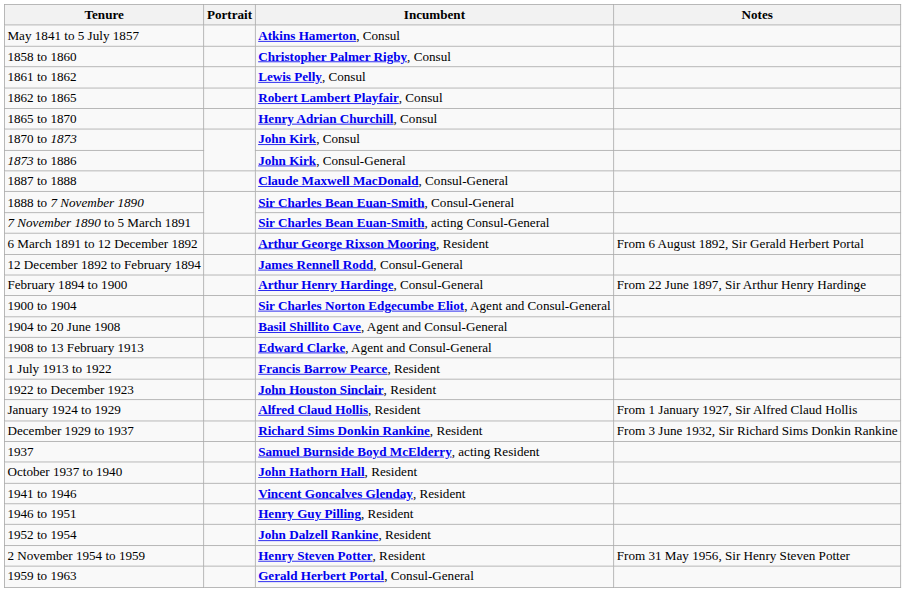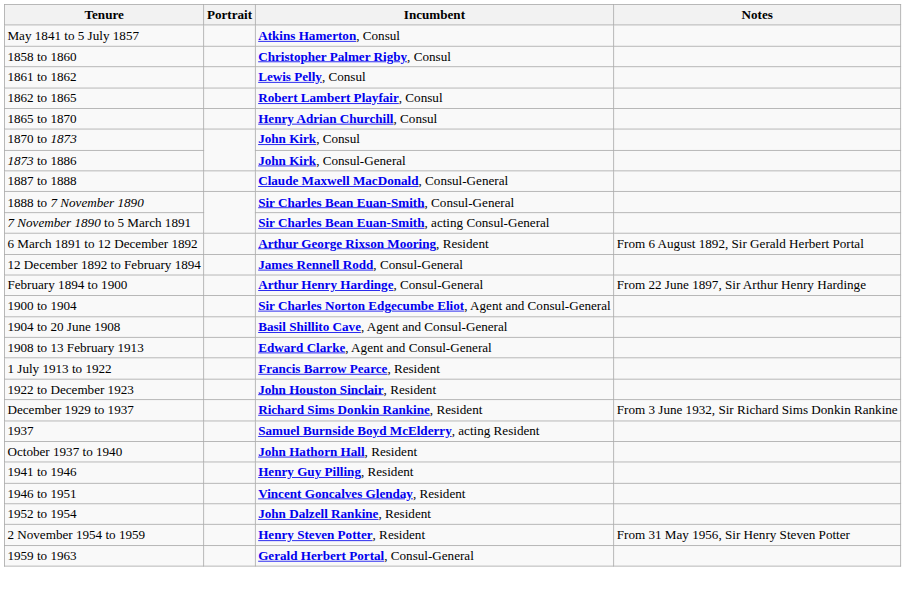- row: (64, 410)
(362, 493) Vincent Goncalves Glenday, Resident -> (336, 472) Henry Guy Pilling, Resident
(336, 514) Henry Guy Pilling, Resident -> (362, 493) Vincent Goncalves Glenday, Resident
